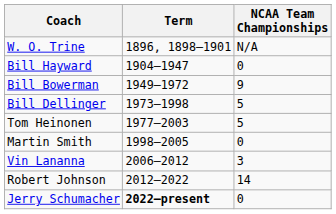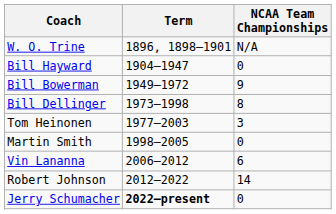(240, 104) 5 -> (240, 104) 8
(240, 123) 5 -> (240, 123) 3
(240, 161) 3 -> (240, 161) 6
